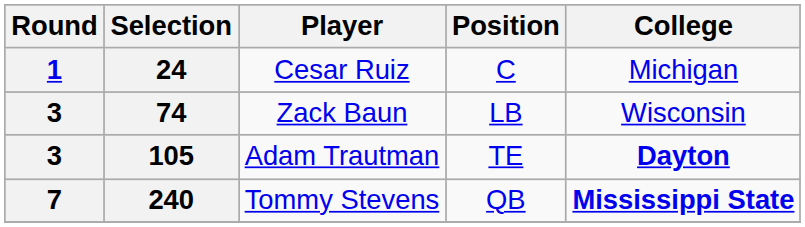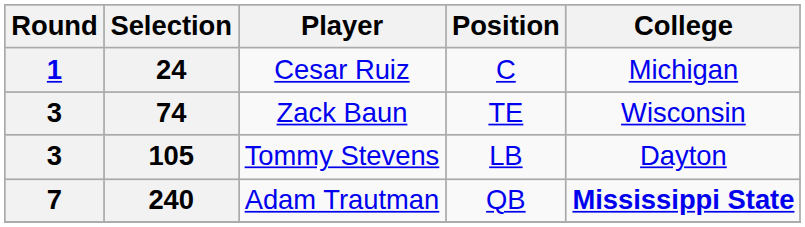(506, 112) LB -> (506, 112) TE
(342, 156) Adam Trautman -> (342, 156) Tommy Stevens
(506, 156) TE -> (506, 156) LB
(683, 156) bold -> (683, 156) normal
(342, 199) Tommy Stevens -> (342, 199) Adam Trautman
